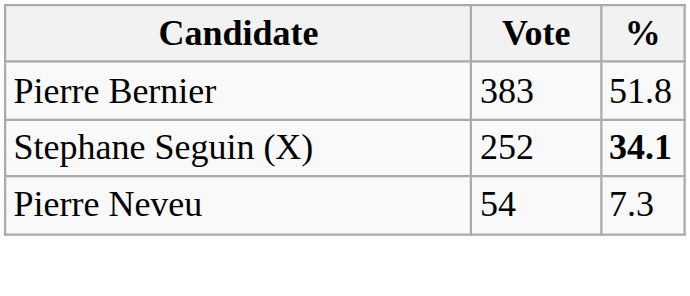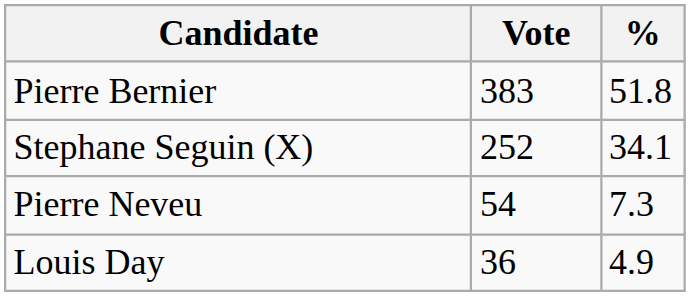(641, 147) bold -> (641, 147) normal
+ row: (89, 261)
